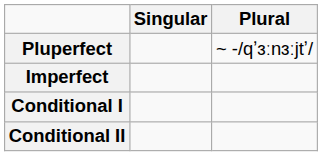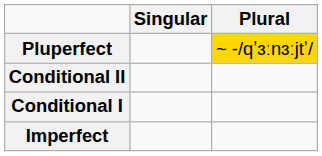(265, 48) no background -> (265, 48) gold background
rows swapped: (67, 77) <-> (67, 135)
